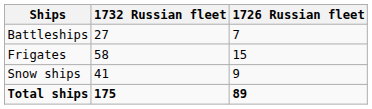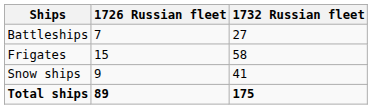columns swapped: (299, 14) <-> (160, 14)
